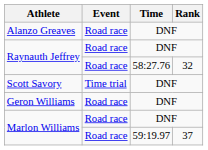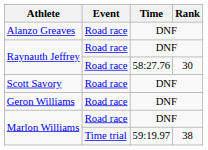(188, 66) 32 -> (188, 66) 30
(106, 83) Time trial -> (106, 83) Road race
(106, 136) Road race -> (106, 136) Time trial
(188, 136) 37 -> (188, 136) 38
